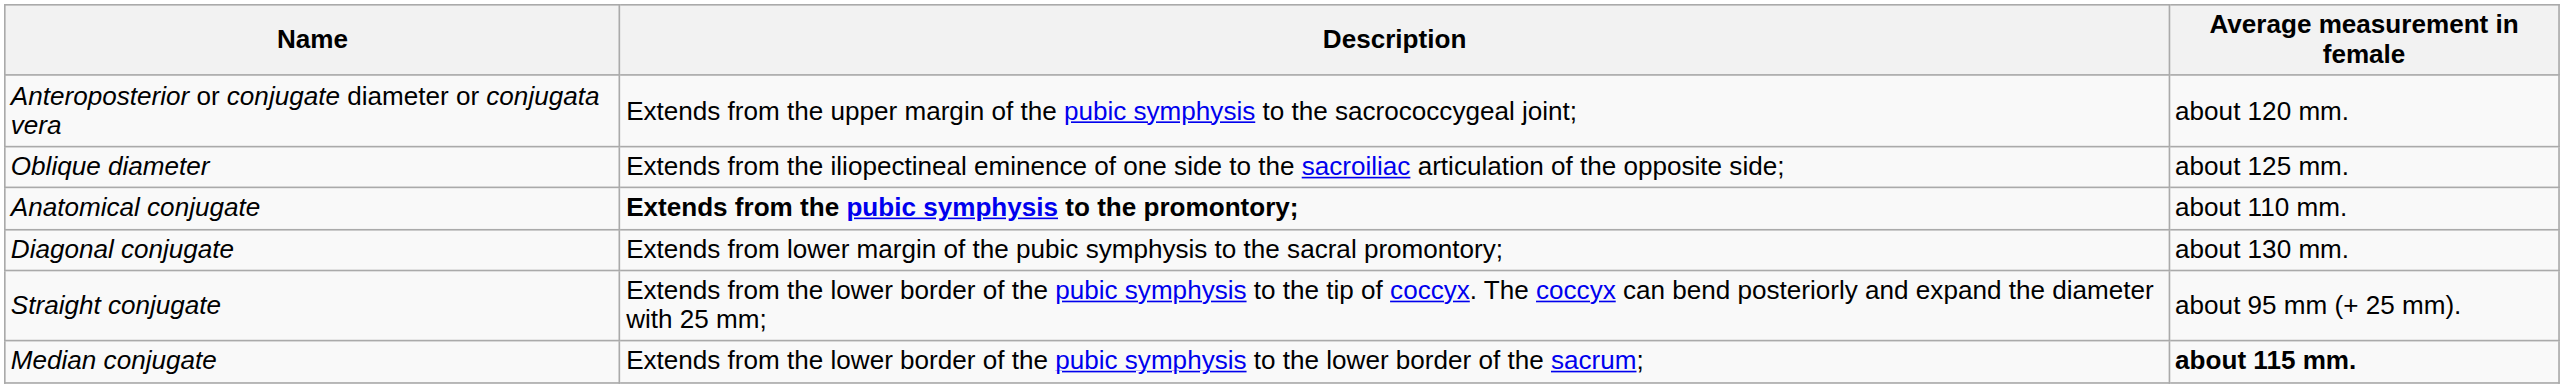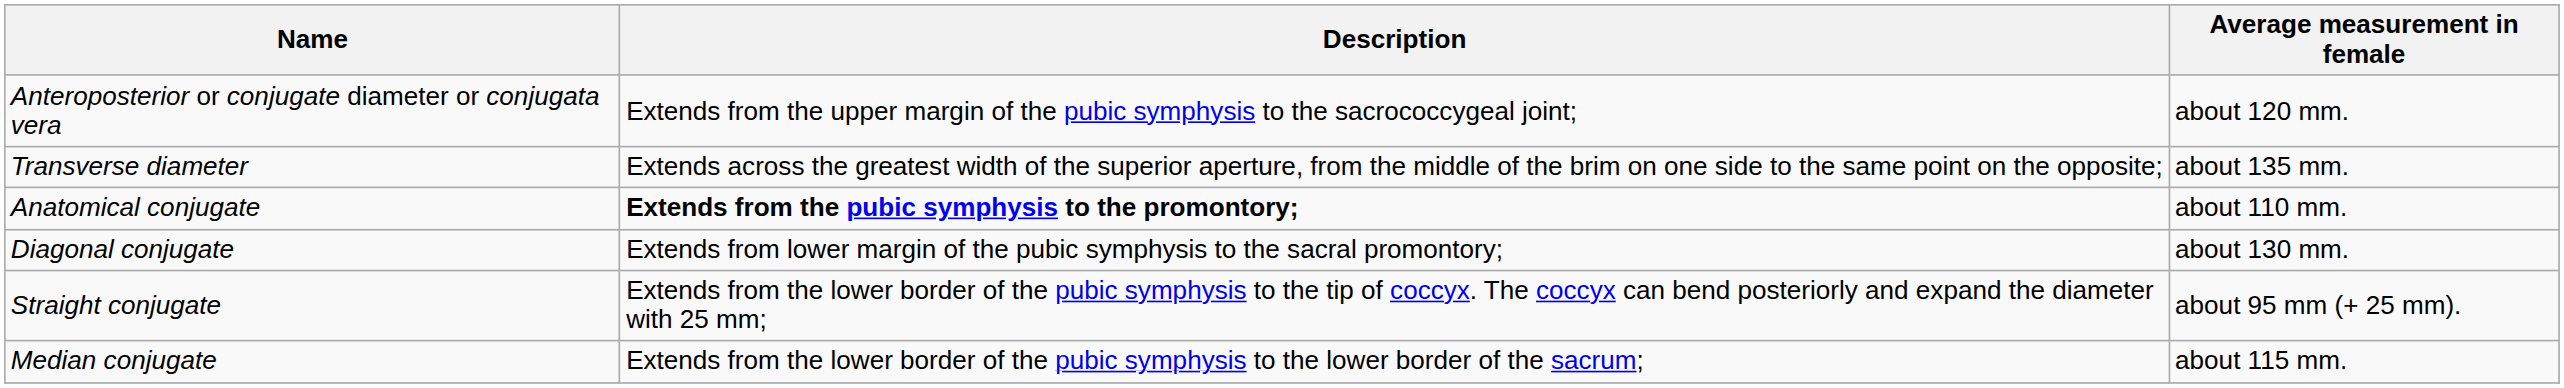+ row: (129, 166)
- row: (110, 166)
(2266, 361) bold -> (2261, 361) normal
